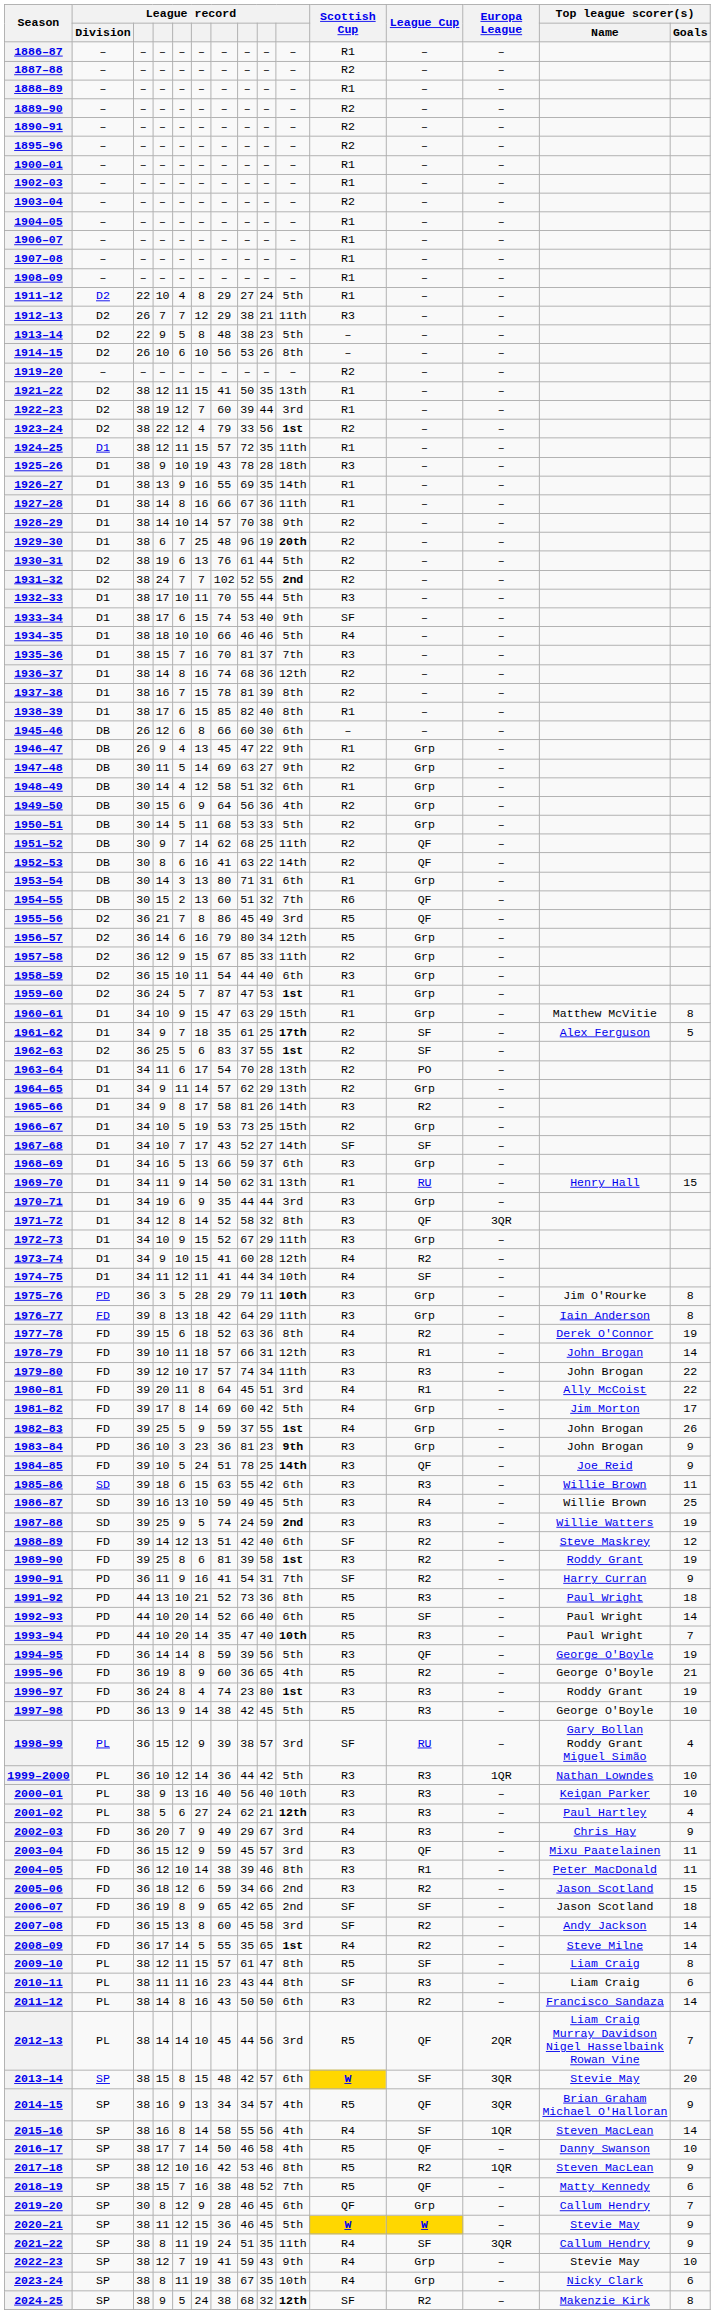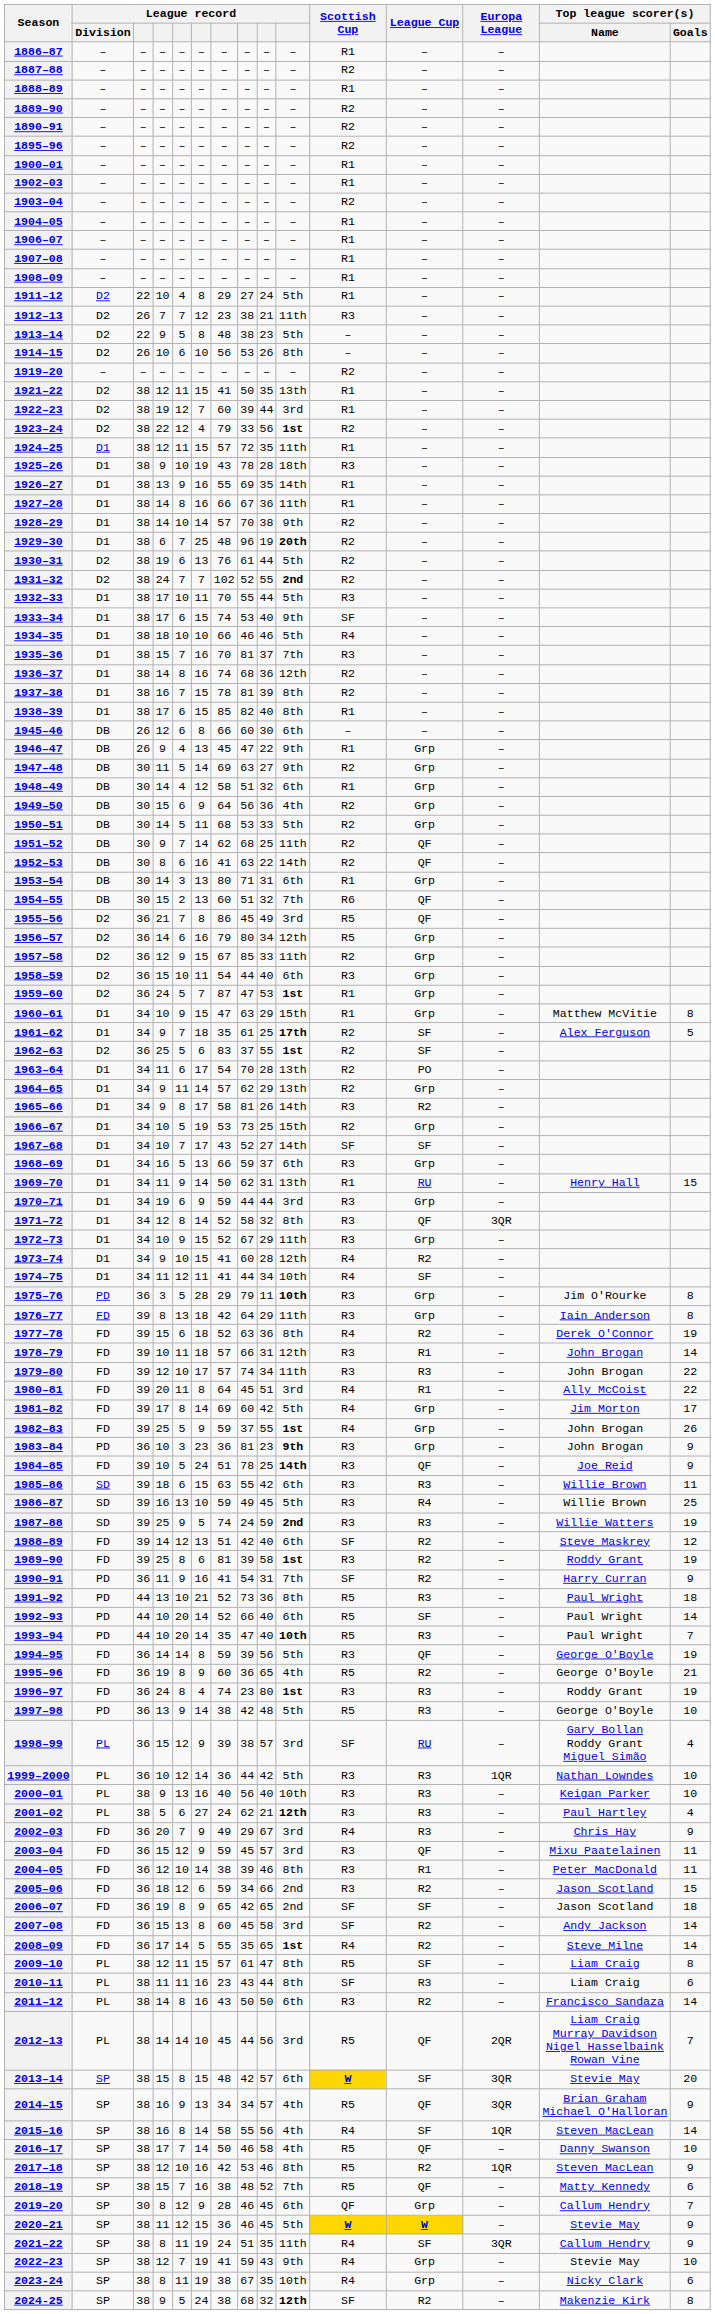(224, 316) 29 -> (224, 316) 23
(224, 1202) 35 -> (224, 1202) 59
(267, 1711) 45 -> (267, 1711) 48
